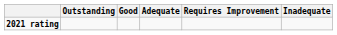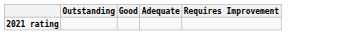- column: (307, 11)
